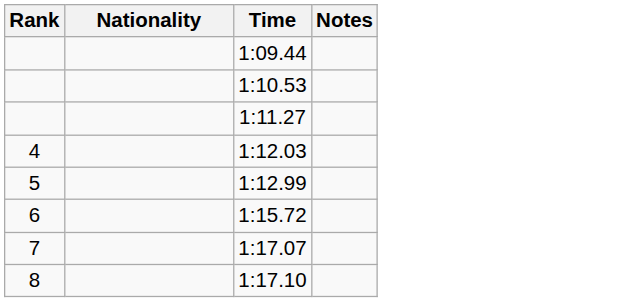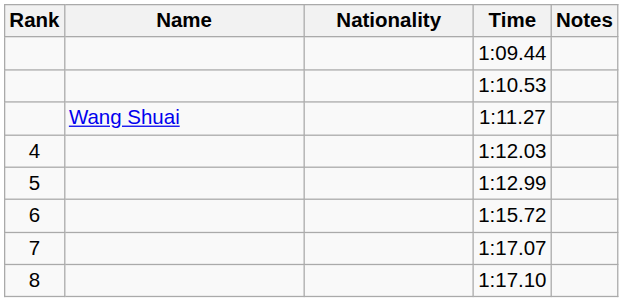+ column: (184, 20)
